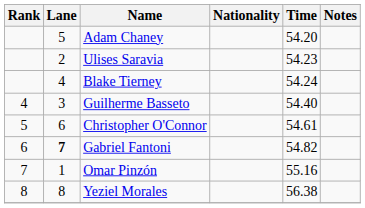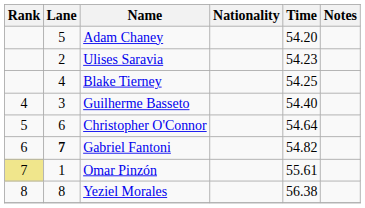(302, 81) 54.24 -> (302, 81) 54.25
(302, 125) 54.61 -> (302, 125) 54.64
(24, 170) no background -> (24, 170) khaki background
(302, 170) 55.16 -> (302, 170) 55.61
